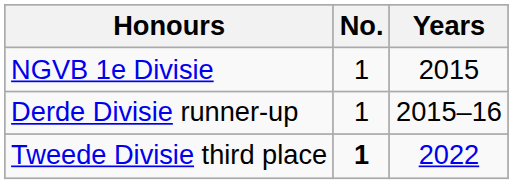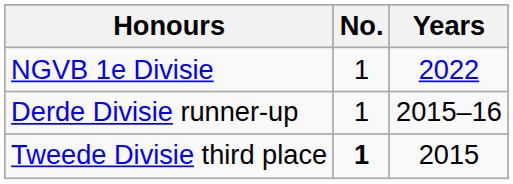(449, 69) 2015 -> (449, 69) 2022
(449, 155) 2022 -> (449, 155) 2015
